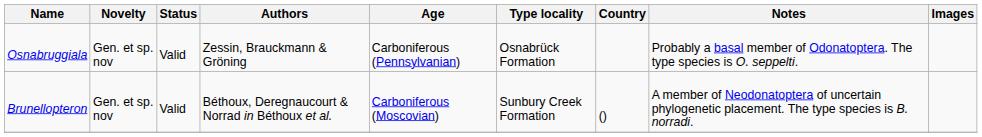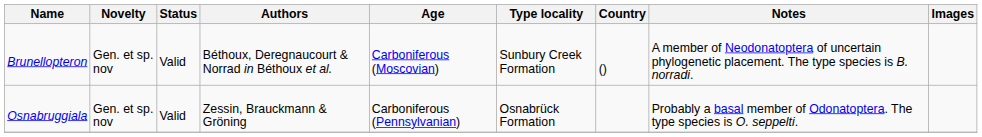rows swapped: (47, 108) <-> (47, 54)
